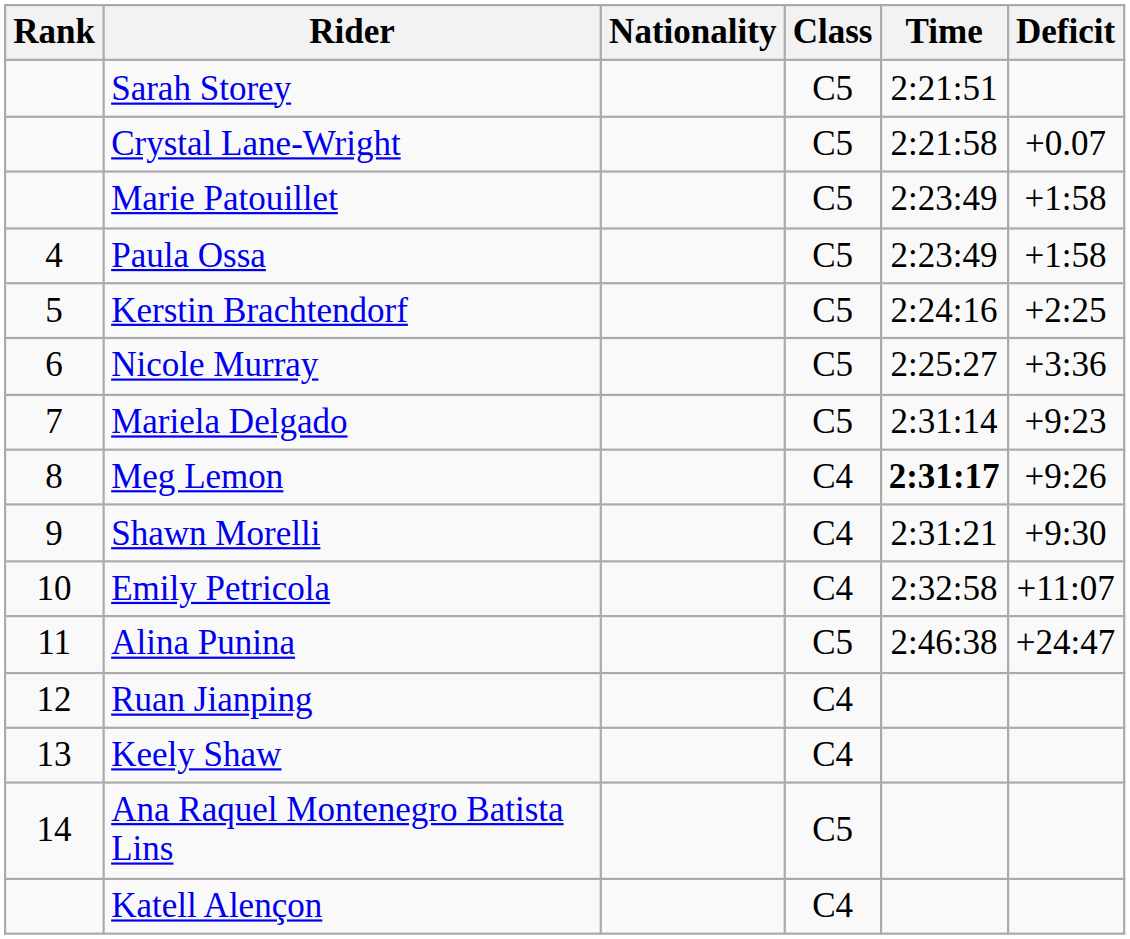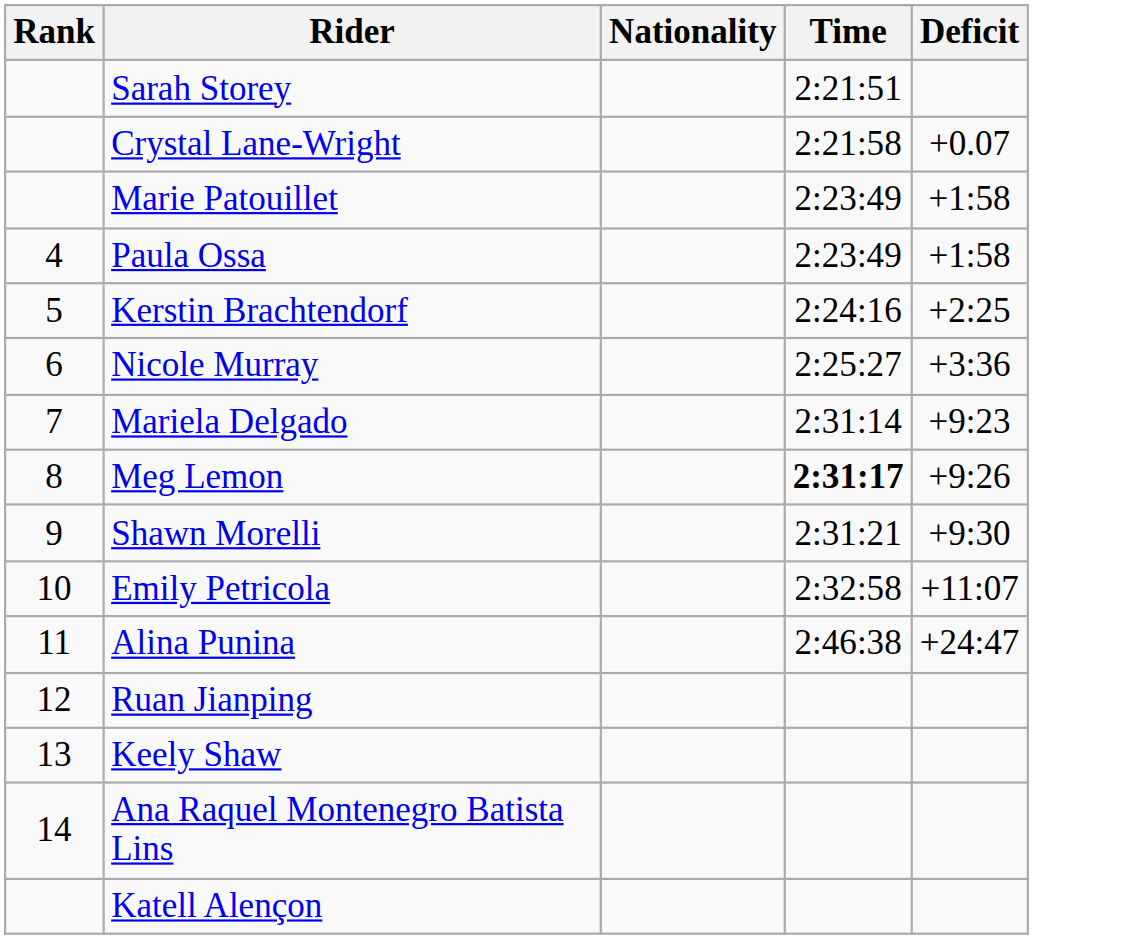- column: (833, 32)
